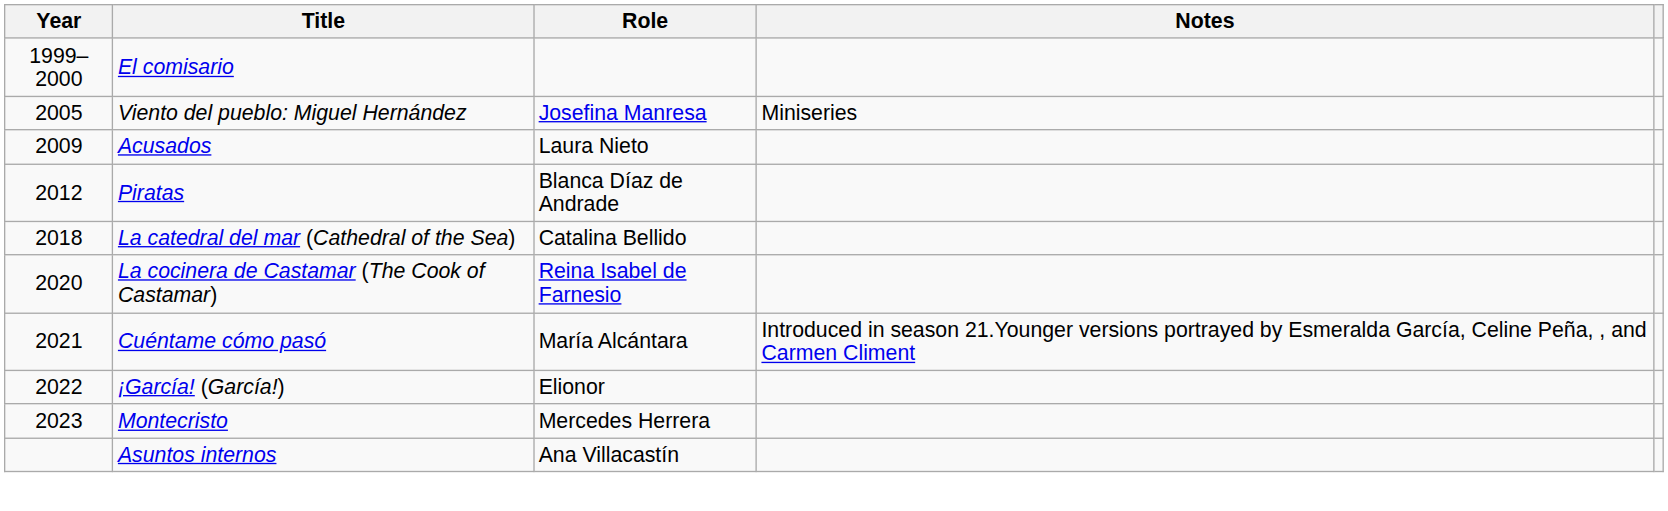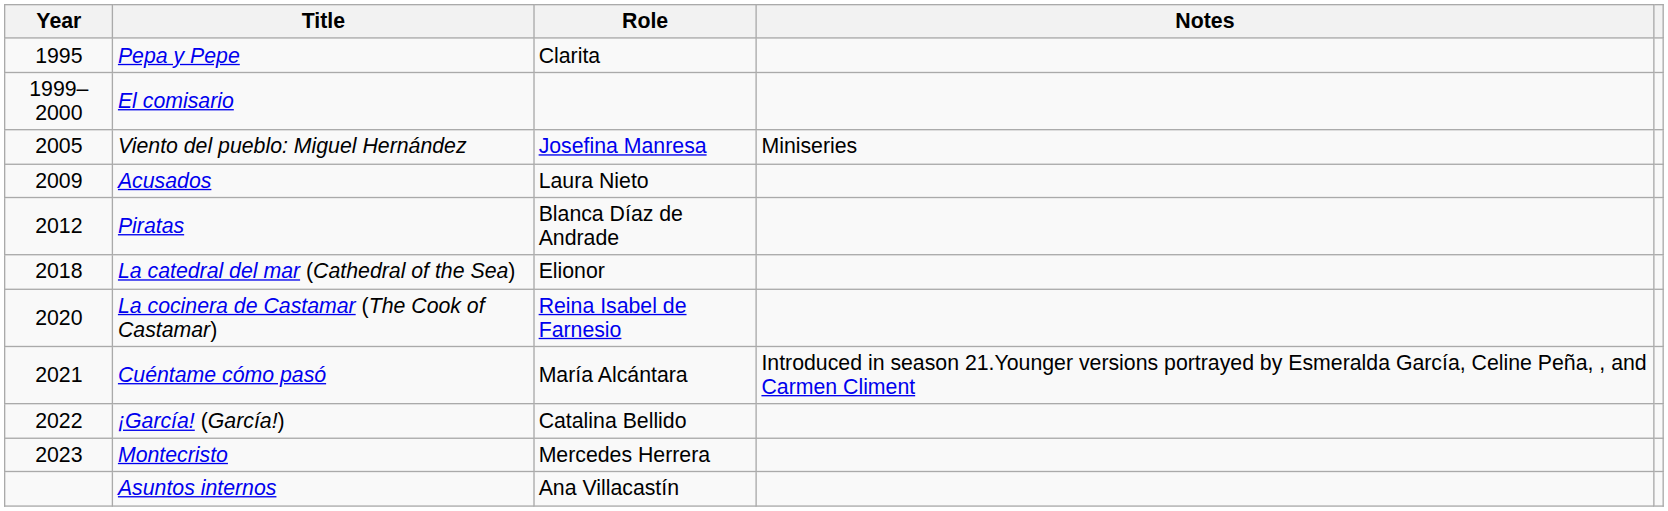+ row: (179, 55)
(613, 237) Catalina Bellido -> (572, 271) Elionor
(572, 387) Elionor -> (613, 420) Catalina Bellido
